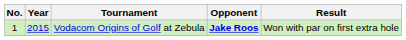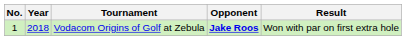(38, 28) 2015 -> (38, 28) 2018
